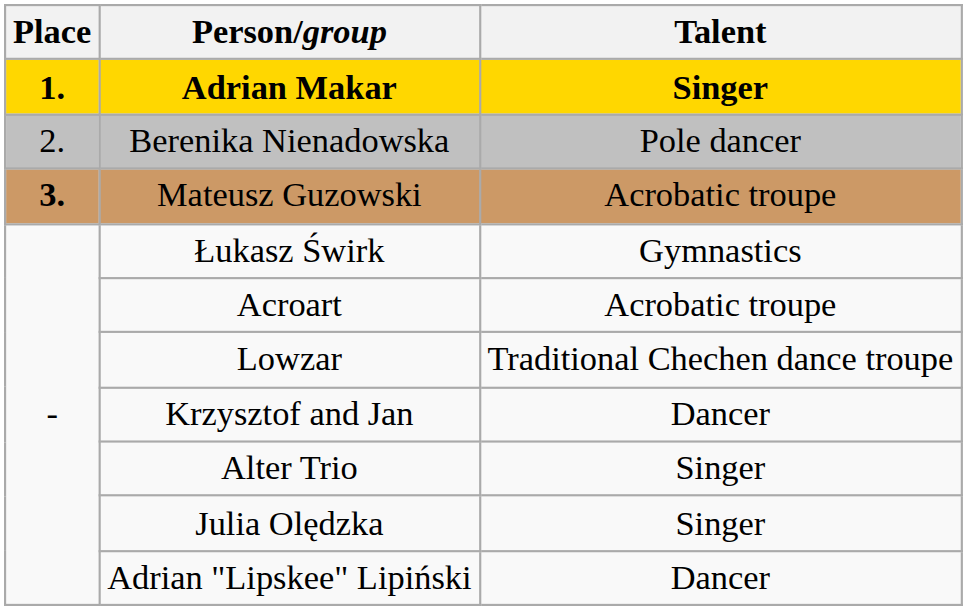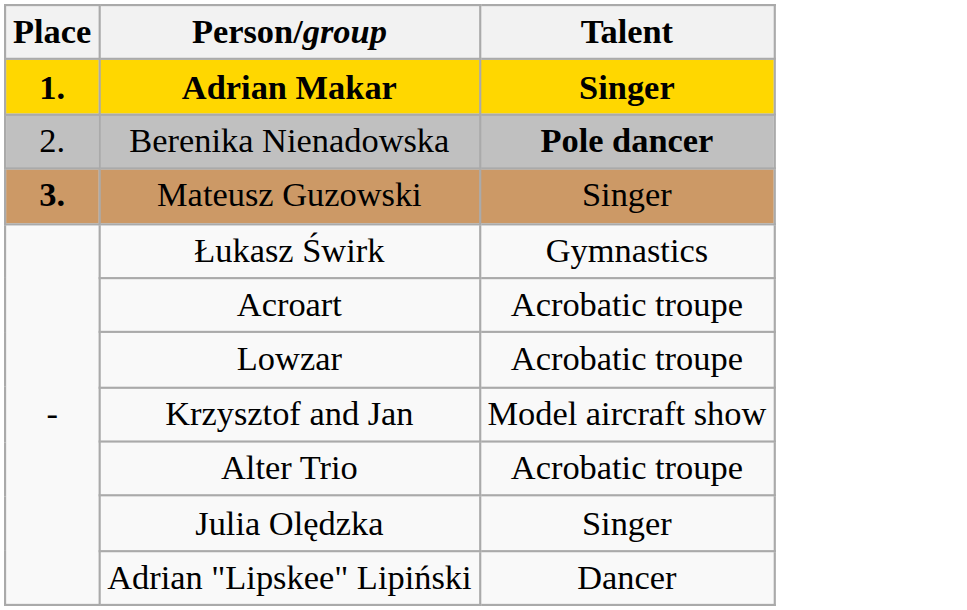(720, 140) normal -> (627, 140) bold
(720, 195) Acrobatic troupe -> (627, 195) Singer
(720, 359) Traditional Chechen dance troupe -> (627, 359) Acrobatic troupe
(720, 413) Dancer -> (627, 413) Model aircraft show
(720, 468) Singer -> (627, 468) Acrobatic troupe
